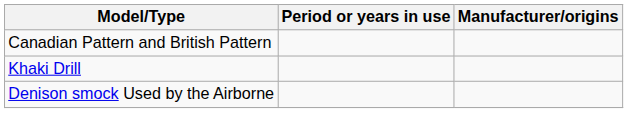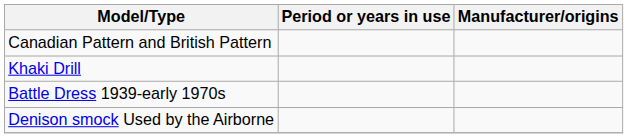+ row: (117, 94)
